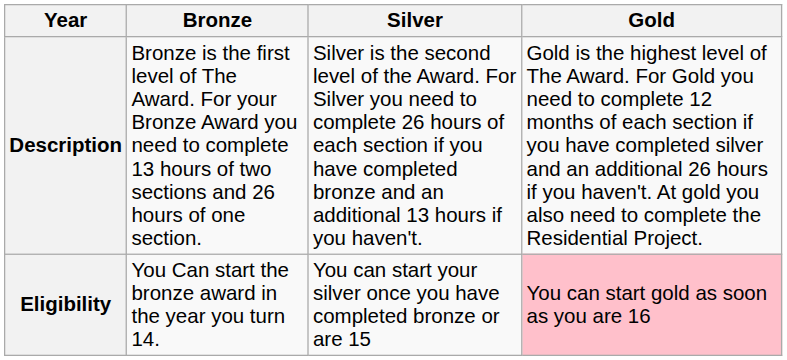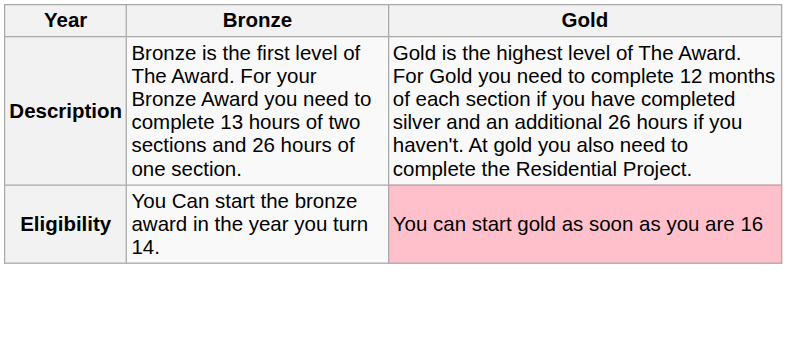- column: (415, 20)
